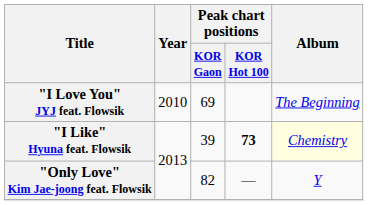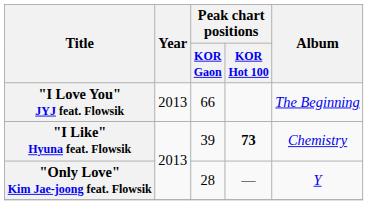(173, 102) 2010 -> (173, 102) 2013
(208, 102) 69 -> (208, 102) 66
(318, 141) lightyellow background -> (318, 141) no background
(208, 180) 82 -> (208, 180) 28
